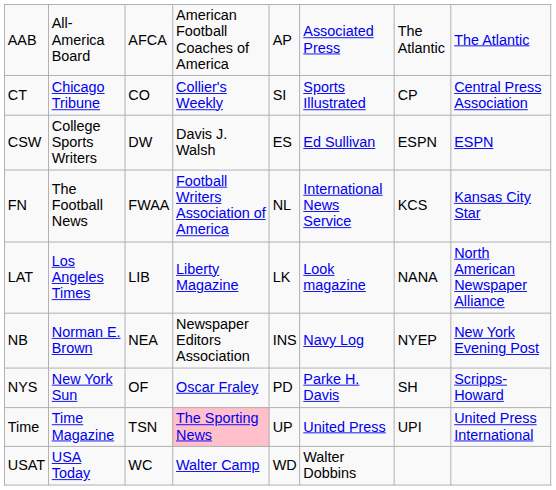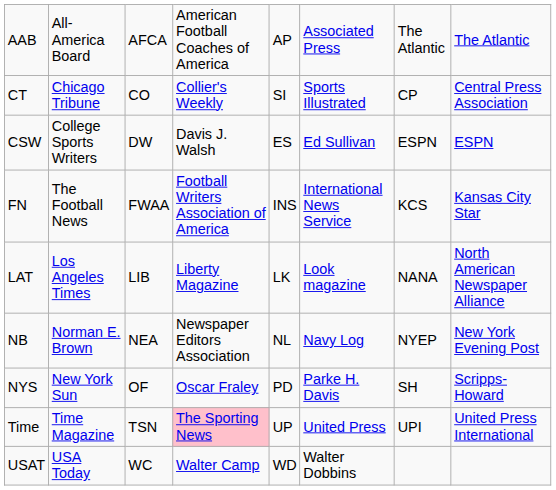(282, 205) NL -> (285, 205) INS
(285, 340) INS -> (282, 340) NL
